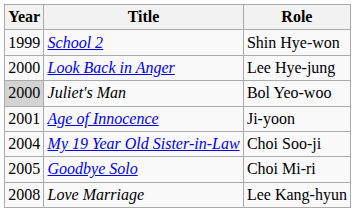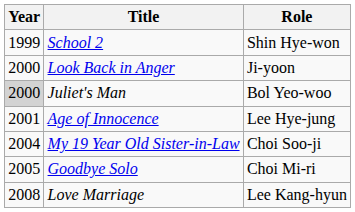(291, 67) Lee Hye-jung -> (271, 67) Ji-yoon
(271, 118) Ji-yoon -> (291, 118) Lee Hye-jung
